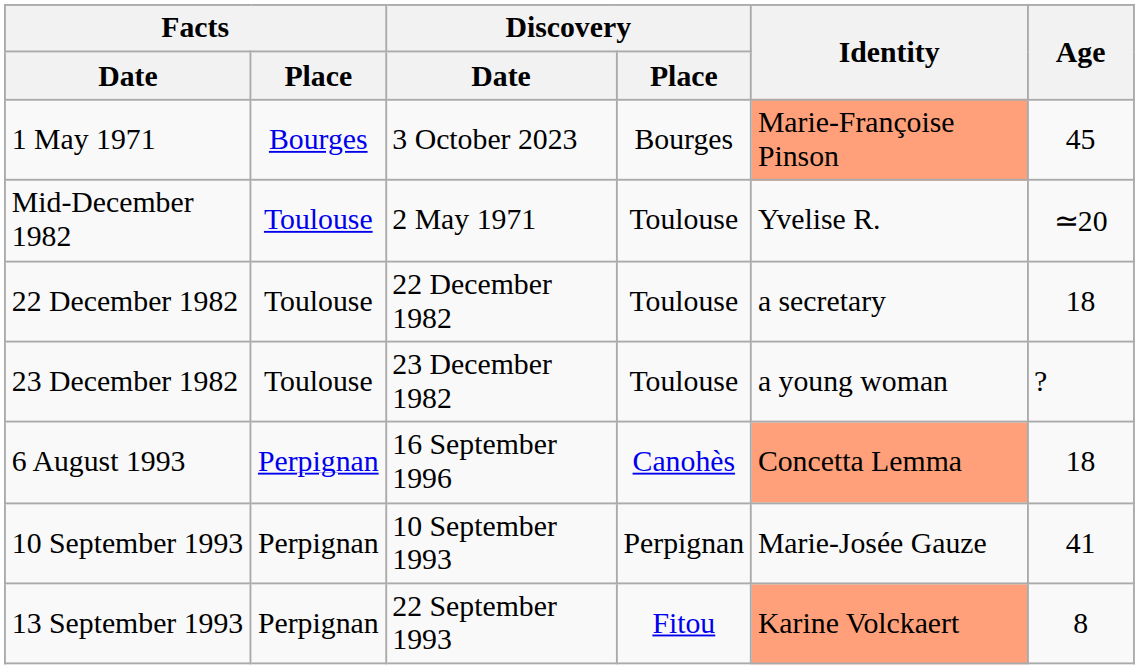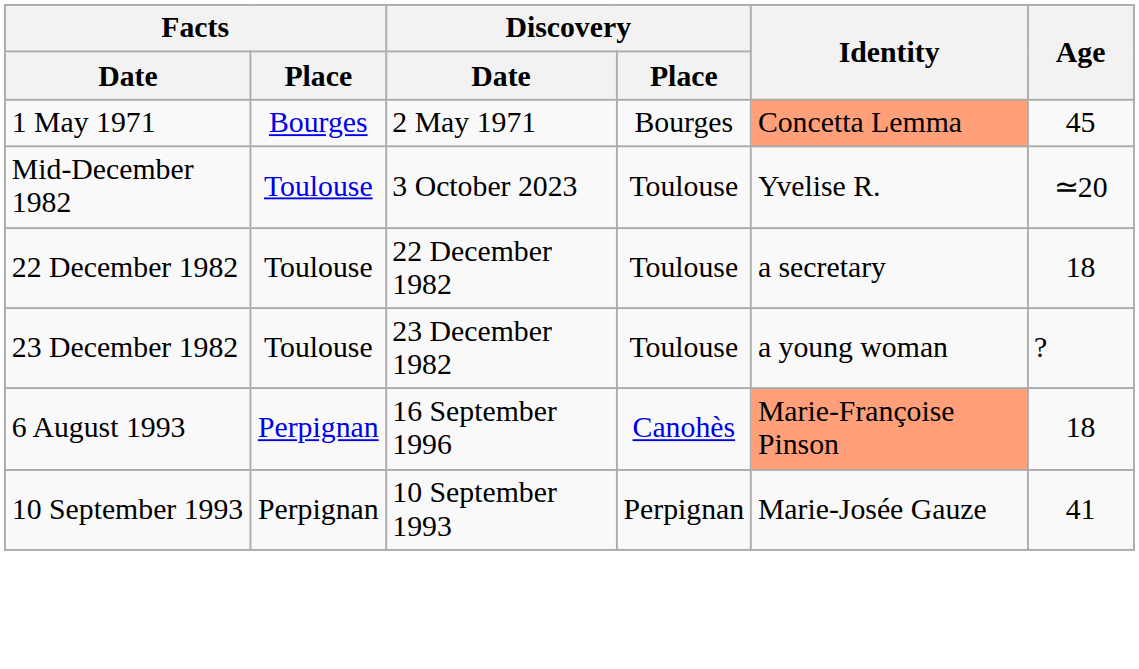(485, 139) 3 October 2023 -> (464, 122) 2 May 1971
(856, 139) Marie-Françoise Pinson -> (860, 122) Concetta Lemma
(464, 219) 2 May 1971 -> (485, 186) 3 October 2023
(860, 461) Concetta Lemma -> (856, 428) Marie-Françoise Pinson
- row: (128, 623)
